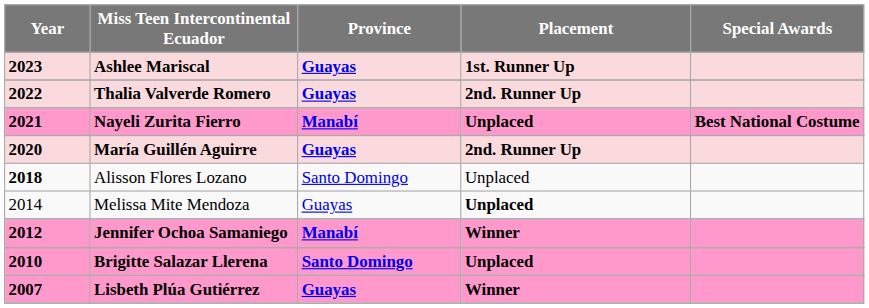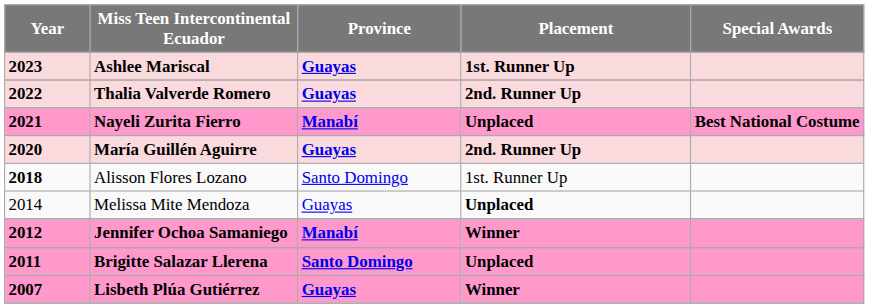(497, 177) Unplaced -> (516, 177) 1st. Runner Up
(25, 261) 2010 -> (25, 261) 2011
